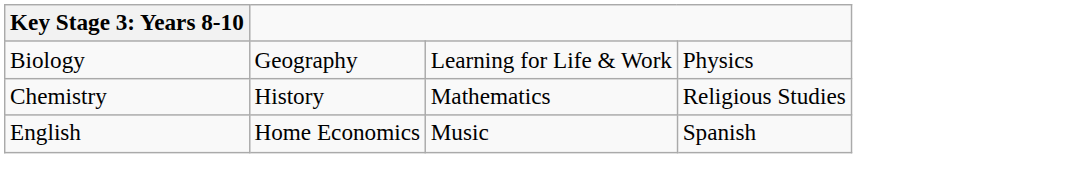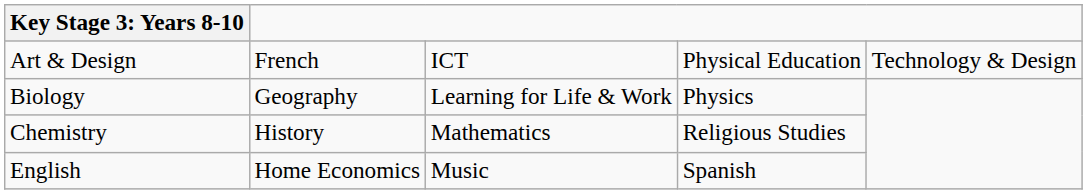+ row: (73, 59)
